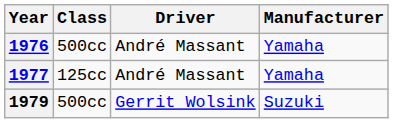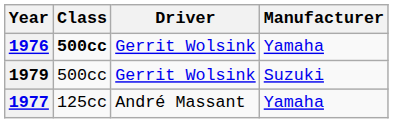(82, 47) normal -> (82, 47) bold
(180, 47) André Massant -> (185, 47) Gerrit Wolsink
rows swapped: (29, 75) <-> (29, 103)
